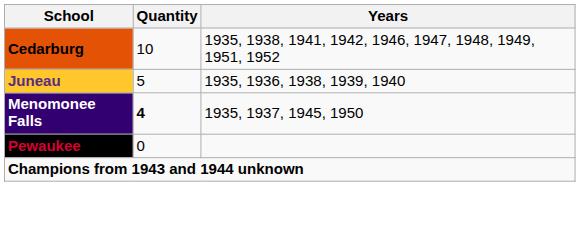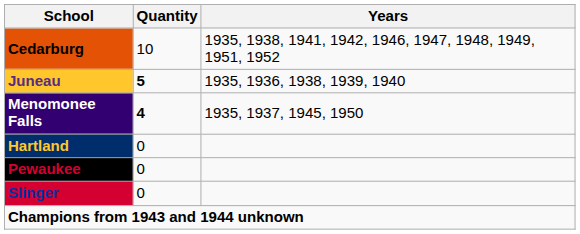(141, 81) normal -> (141, 81) bold
+ row: (38, 145)
+ row: (33, 193)
